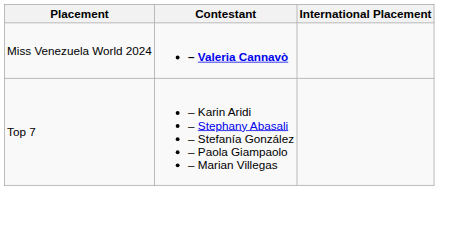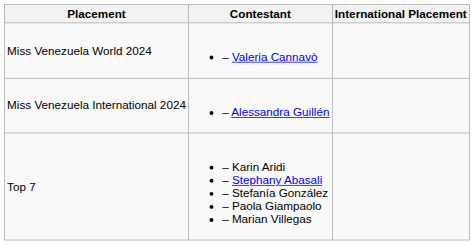(226, 57) bold -> (260, 57) normal
+ row: (96, 106)
